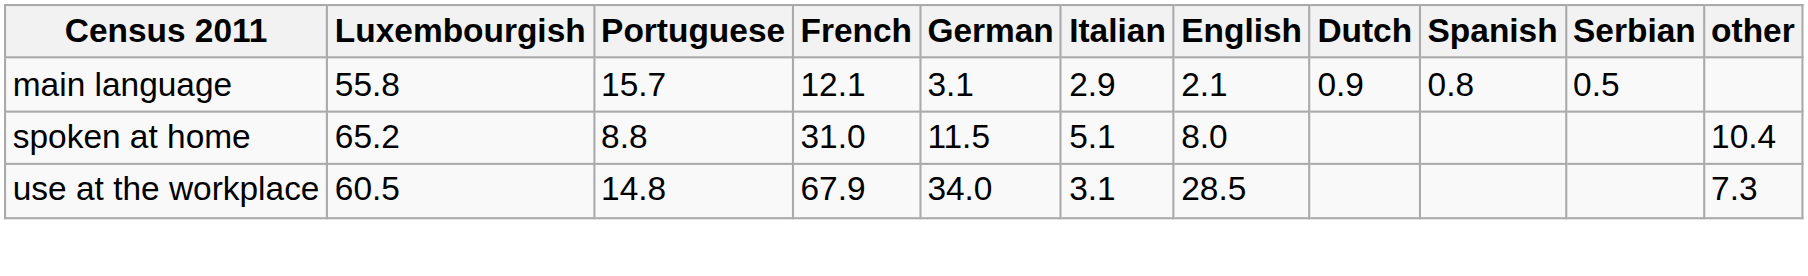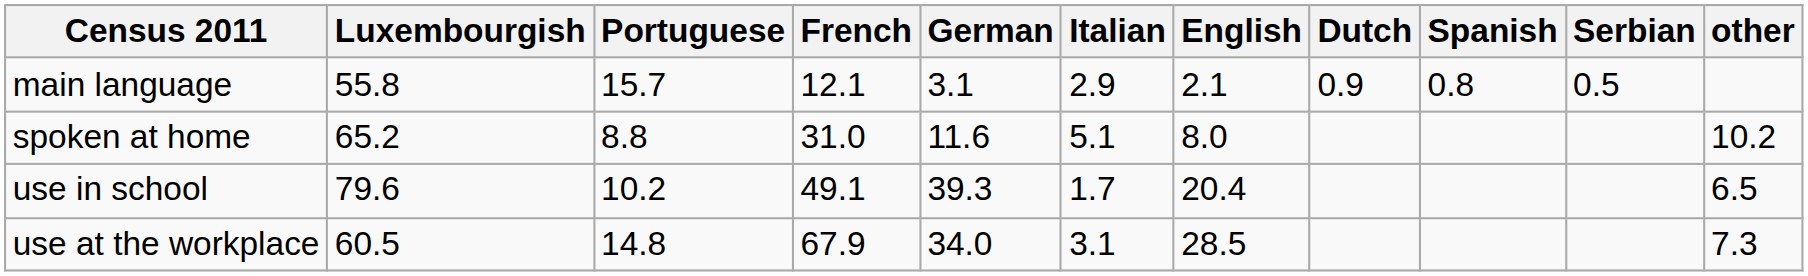(959, 137) 11.5 -> (959, 137) 11.6
(1744, 137) 10.4 -> (1744, 137) 10.2
+ row: (110, 190)
